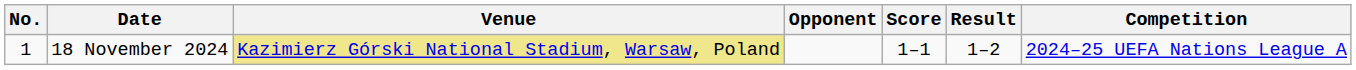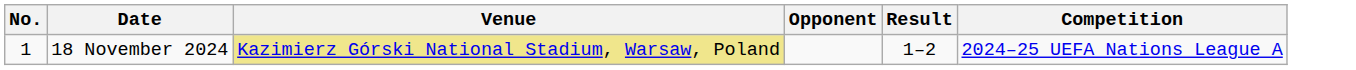- column: (914, 20)
